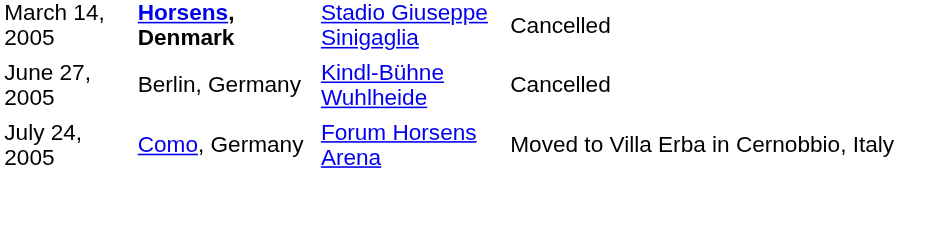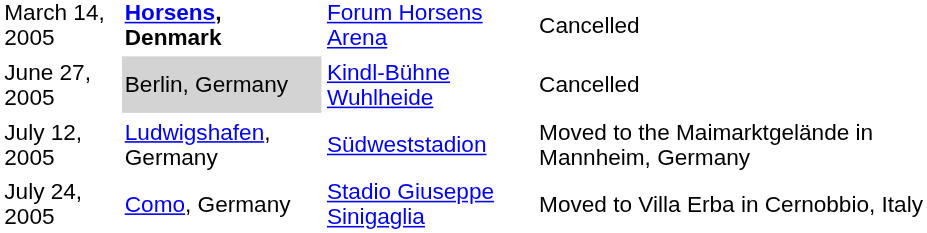(404, 25) Stadio Giuseppe Sinigaglia -> (405, 25) Forum Horsens Arena
(219, 85) no background -> (206, 85) lightgrey background
+ row: (43, 144)
(399, 144) Forum Horsens Arena -> (410, 204) Stadio Giuseppe Sinigaglia
